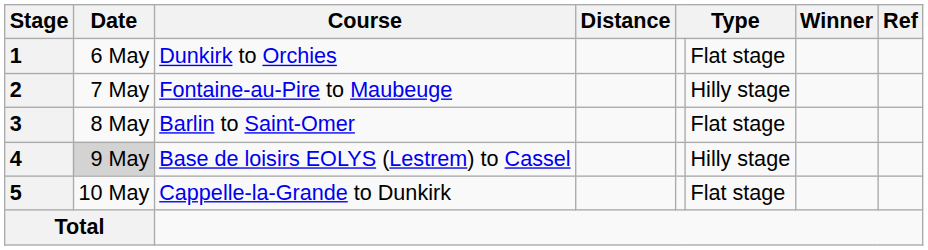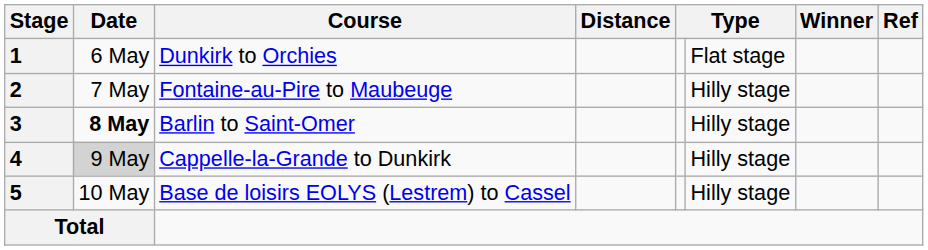(120, 124) normal -> (119, 124) bold
(738, 124) Flat stage -> (740, 124) Hilly stage
(365, 158) Base de loisirs EOLYS (Lestrem) to Cassel -> (305, 158) Cappelle-la-Grande to Dunkirk
(305, 192) Cappelle-la-Grande to Dunkirk -> (365, 192) Base de loisirs EOLYS (Lestrem) to Cassel
(738, 192) Flat stage -> (740, 192) Hilly stage
